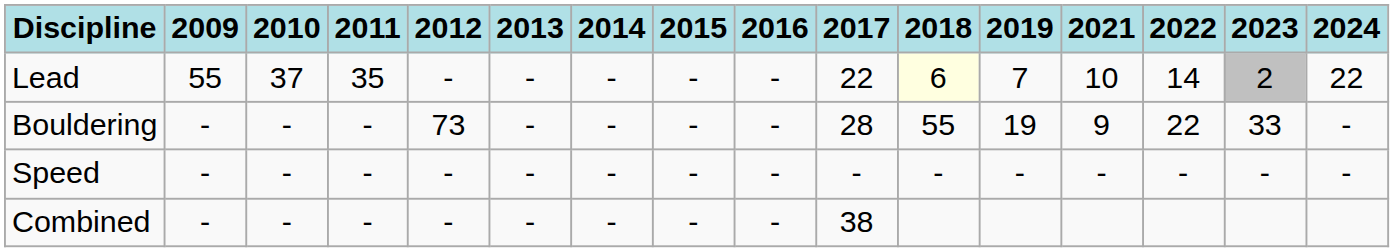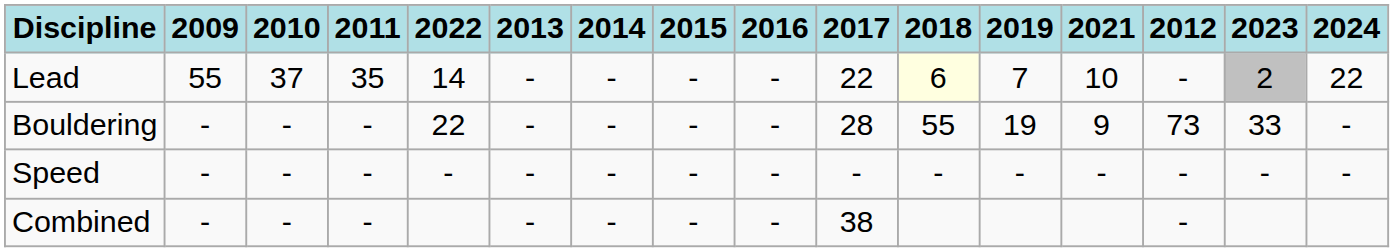columns swapped: (448, 28) <-> (1183, 28)
